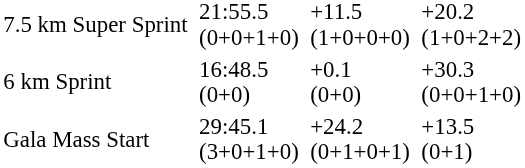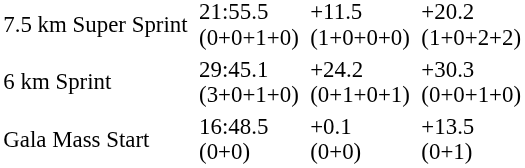(234, 82) 16:48.5 (0+0) -> (249, 82) 29:45.1 (3+0+1+0)
(336, 82) +0.1 (0+0) -> (360, 82) +24.2 (0+1+0+1)
(249, 139) 29:45.1 (3+0+1+0) -> (234, 139) 16:48.5 (0+0)
(360, 139) +24.2 (0+1+0+1) -> (336, 139) +0.1 (0+0)
